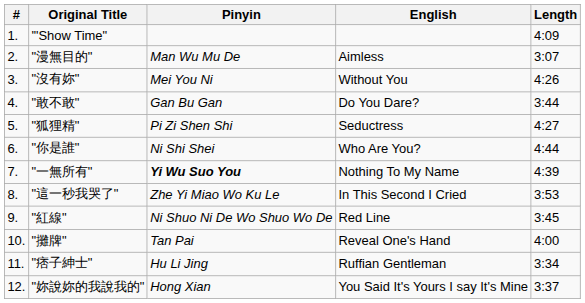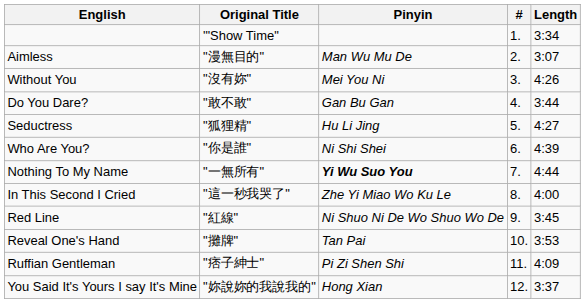columns swapped: (16, 14) <-> (433, 14)
(547, 35) 4:09 -> (547, 35) 3:34
(191, 126) Pi Zi Shen Shi -> (351, 126) Hu Li Jing
(547, 149) 4:44 -> (547, 149) 4:39
(547, 172) 4:39 -> (547, 172) 4:44
(547, 195) 3:53 -> (547, 195) 4:00
(547, 240) 4:00 -> (547, 240) 3:53
(179, 263) Hu Li Jing -> (363, 263) Pi Zi Shen Shi
(547, 263) 3:34 -> (547, 263) 4:09
